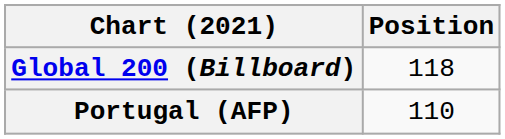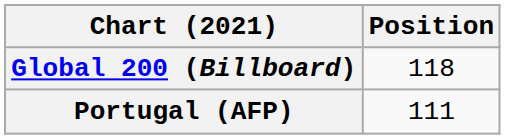(431, 111) 110 -> (431, 111) 111
